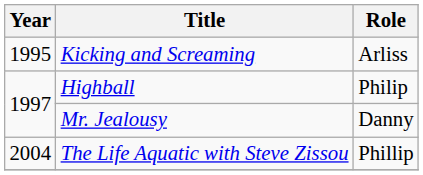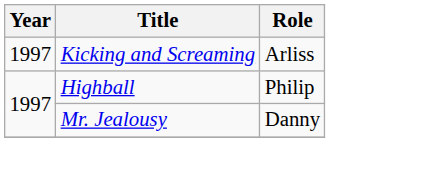(30, 53) 1995 -> (30, 53) 1997
- row: (205, 152)
